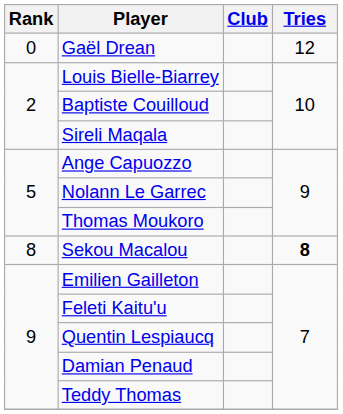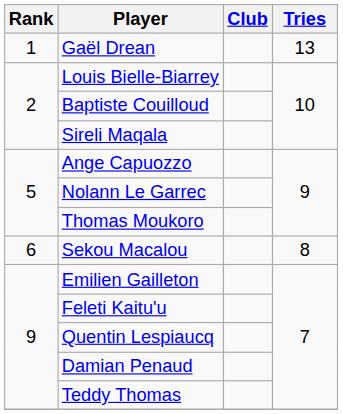(31, 47) 0 -> (31, 47) 1
(305, 47) 12 -> (305, 47) 13
(31, 250) 8 -> (31, 250) 6
(305, 250) bold -> (305, 250) normal
